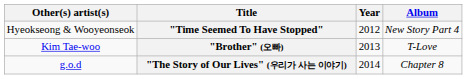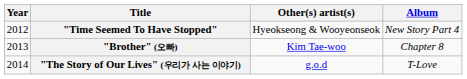columns swapped: (369, 13) <-> (71, 13)
(422, 47) T-Love -> (422, 47) Chapter 8
(422, 65) Chapter 8 -> (422, 65) T-Love
